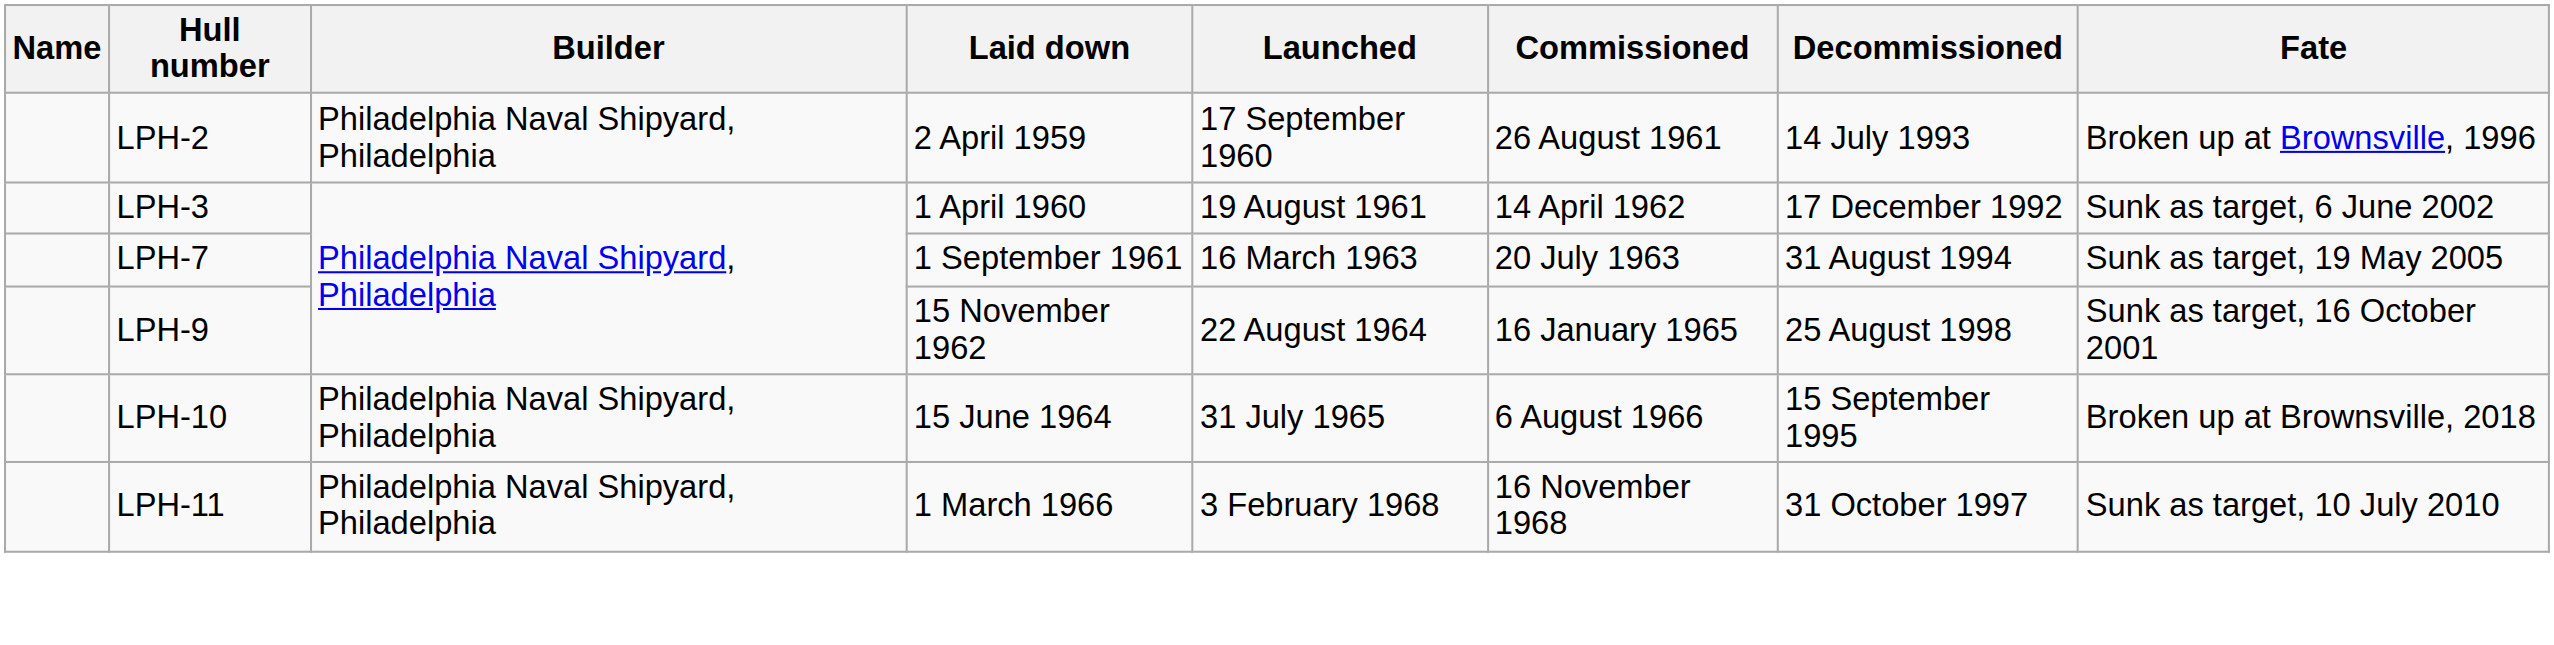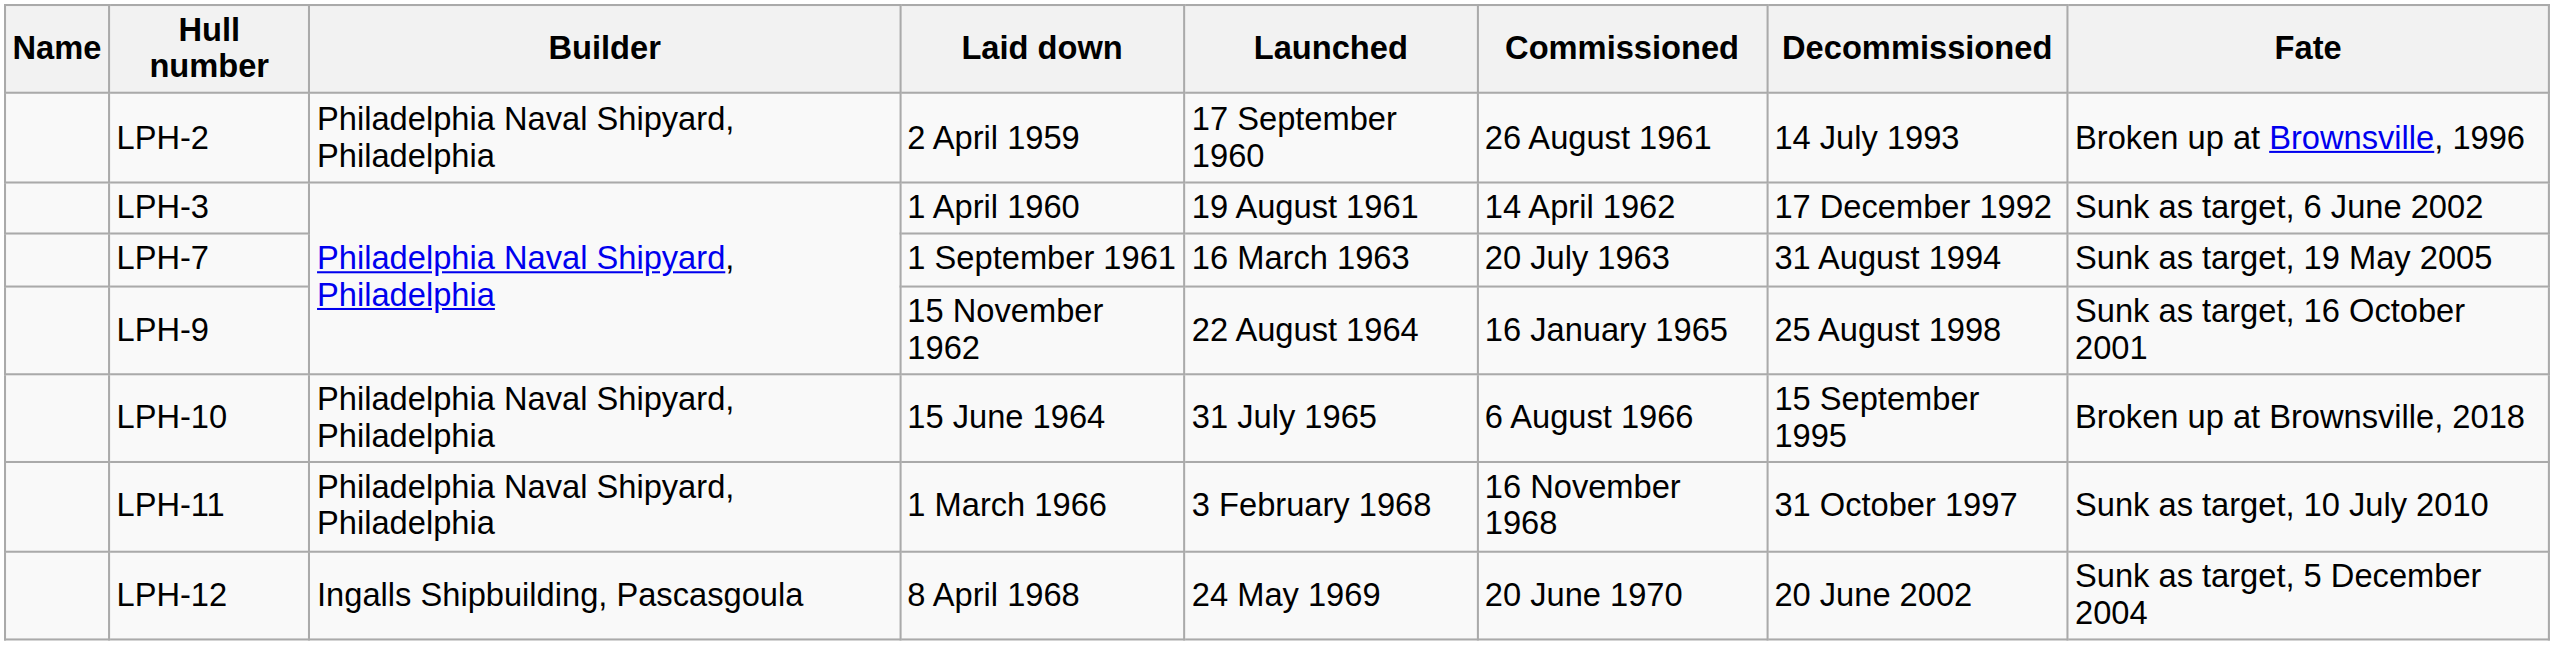+ row: (172, 594)
